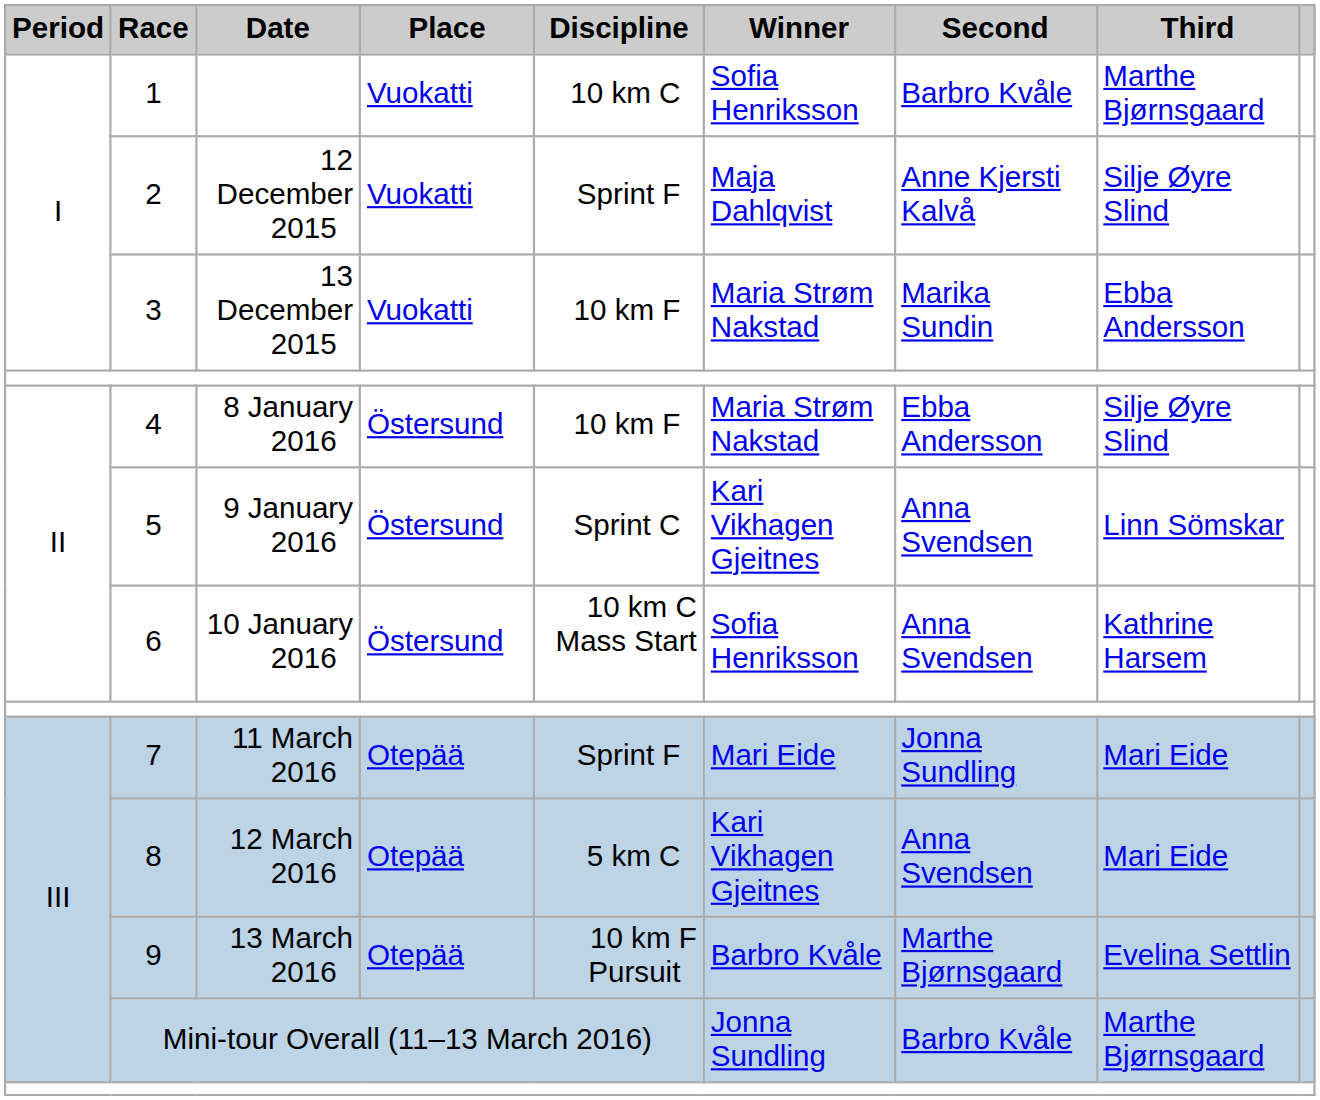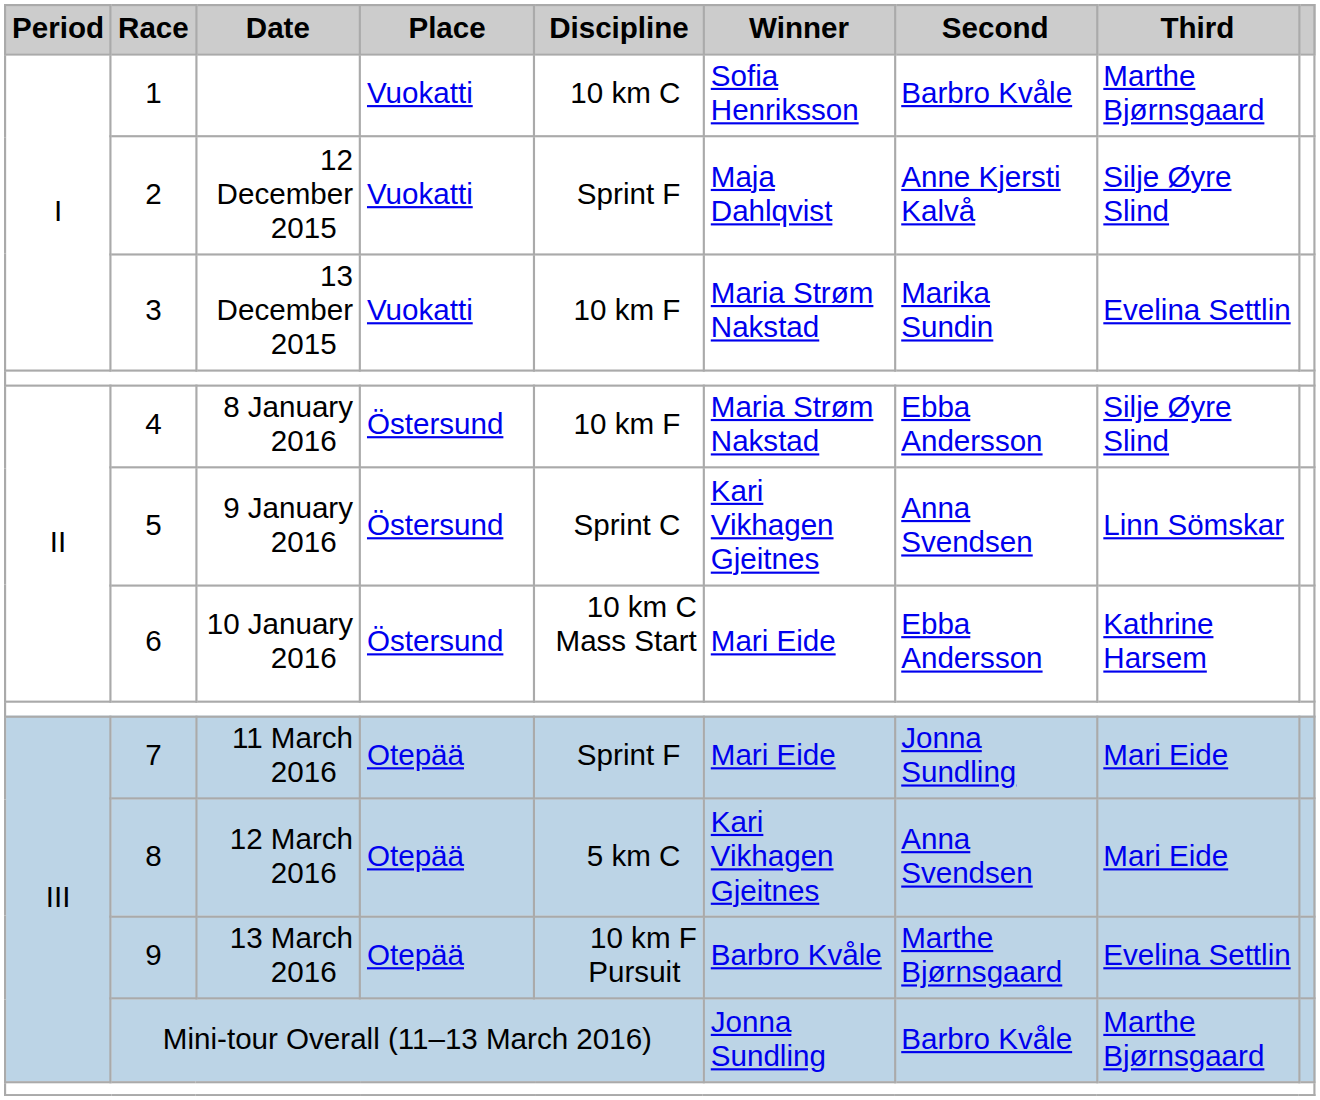(1174, 311) Ebba Andersson -> (1197, 311) Evelina Settlin
(785, 642) Sofia Henriksson -> (773, 642) Mari Eide
(967, 642) Anna Svendsen -> (972, 642) Ebba Andersson
